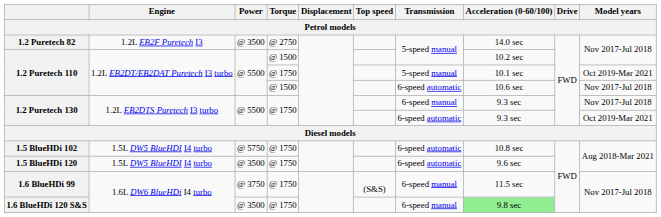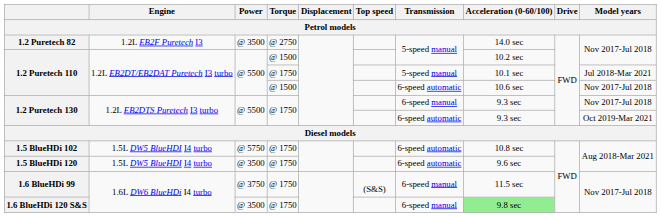(618, 72) Oct 2019-Mar 2021 -> (618, 72) Jul 2018-Mar 2021
